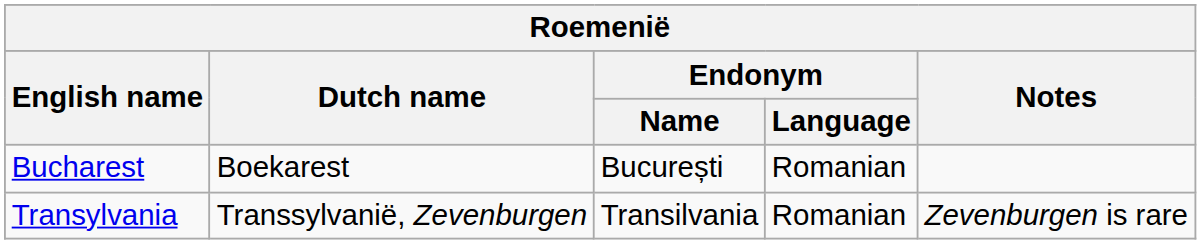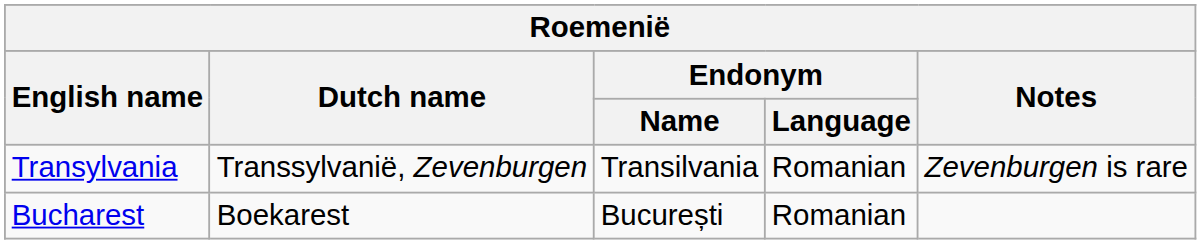rows swapped: (78, 167) <-> (95, 214)
